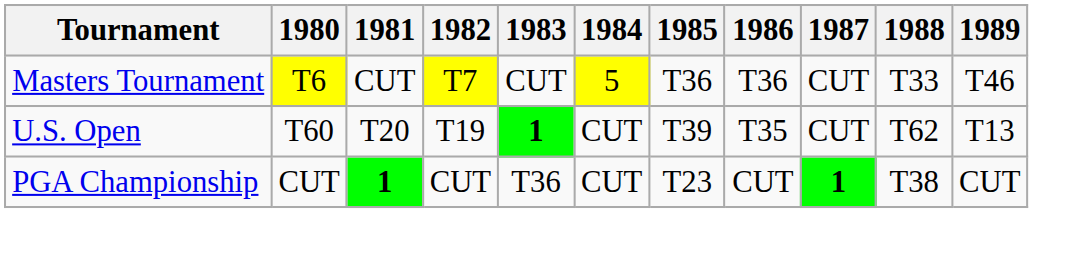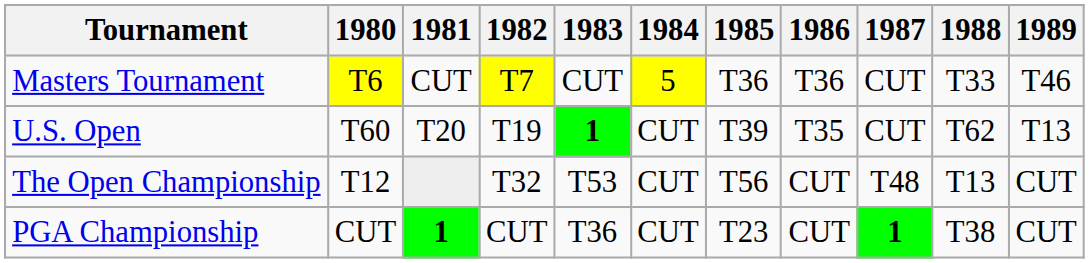+ row: (166, 181)
